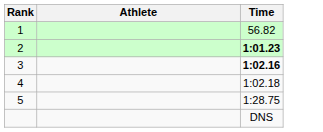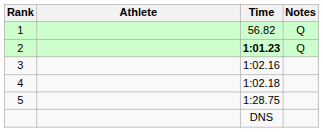+ column: (301, 13)
(262, 65) bold -> (262, 65) normal
